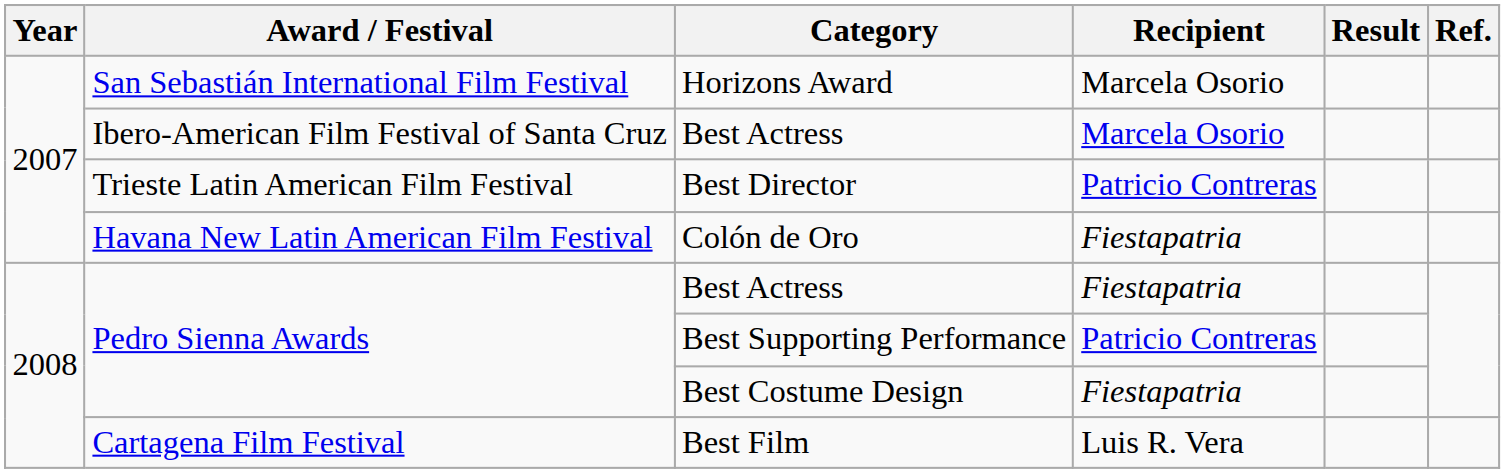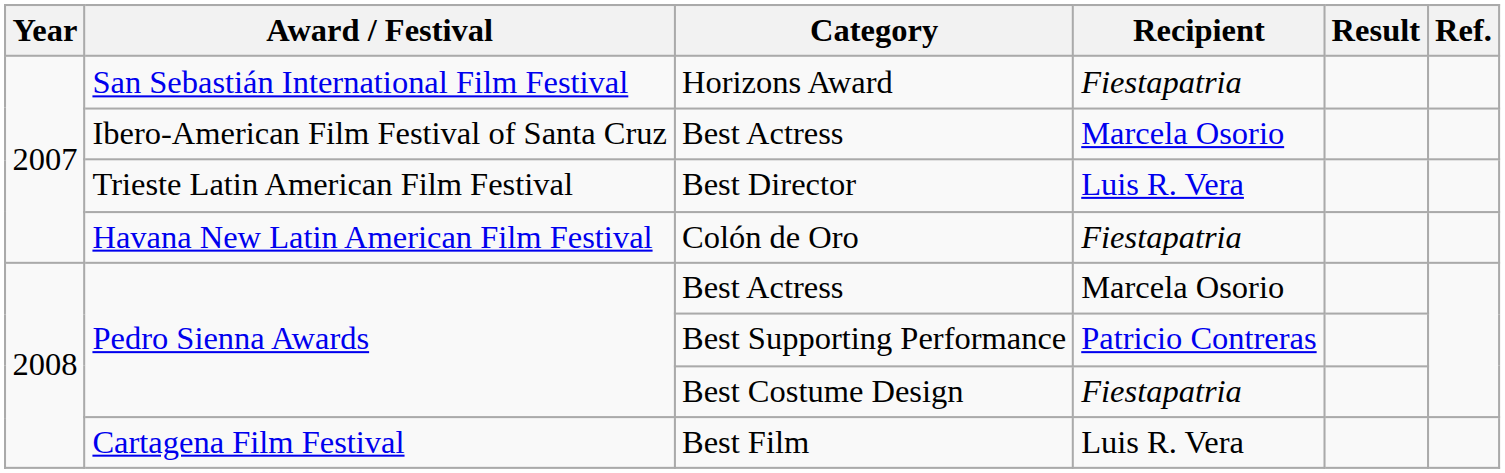(1183, 81) Marcela Osorio -> (1162, 81) Fiestapatria
(1199, 184) Patricio Contreras -> (1163, 184) Luis R. Vera
(1162, 287) Fiestapatria -> (1183, 287) Marcela Osorio
